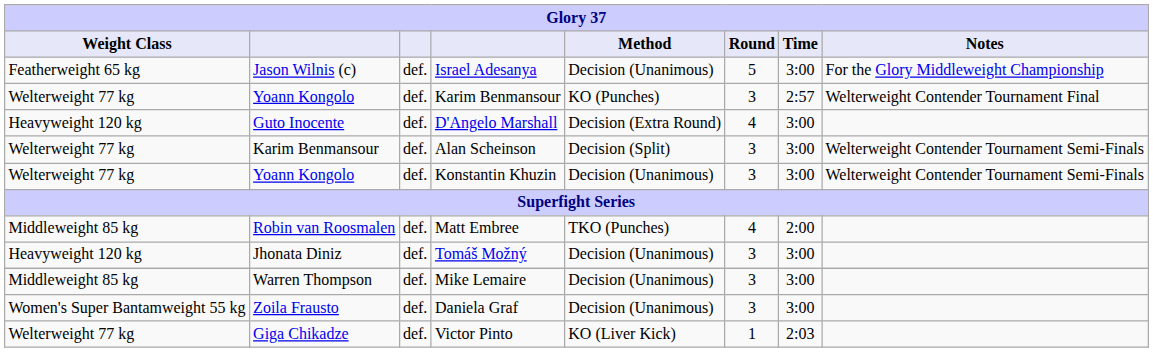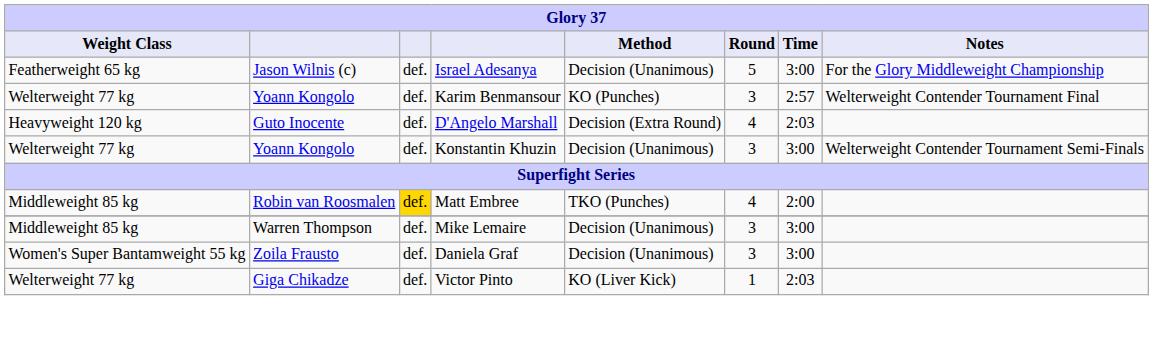(800, 122) 3:00 -> (800, 122) 2:03
- row: (485, 149)
(415, 228) no background -> (415, 202) gold background
- row: (481, 254)
